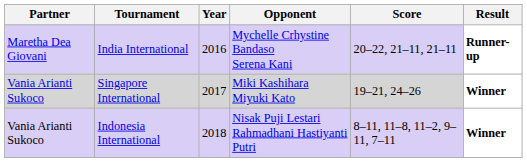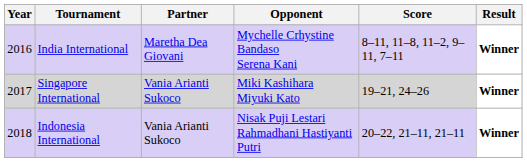columns swapped: (214, 14) <-> (50, 14)
(405, 49) 20–22, 21–11, 21–11 -> (413, 49) 8–11, 11–8, 11–2, 9–11, 7–11
(488, 49) Runner-up -> (499, 49) Winner
(405, 133) 8–11, 11–8, 11–2, 9–11, 7–11 -> (413, 133) 20–22, 21–11, 21–11
